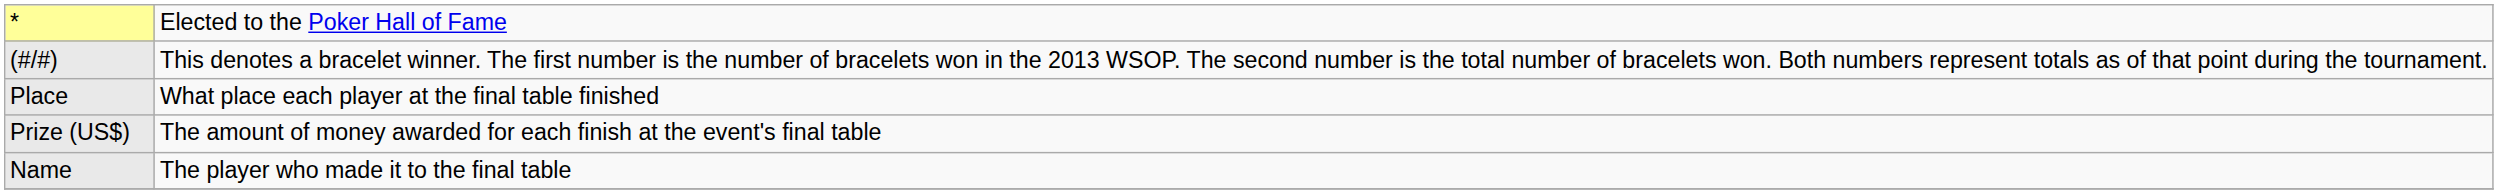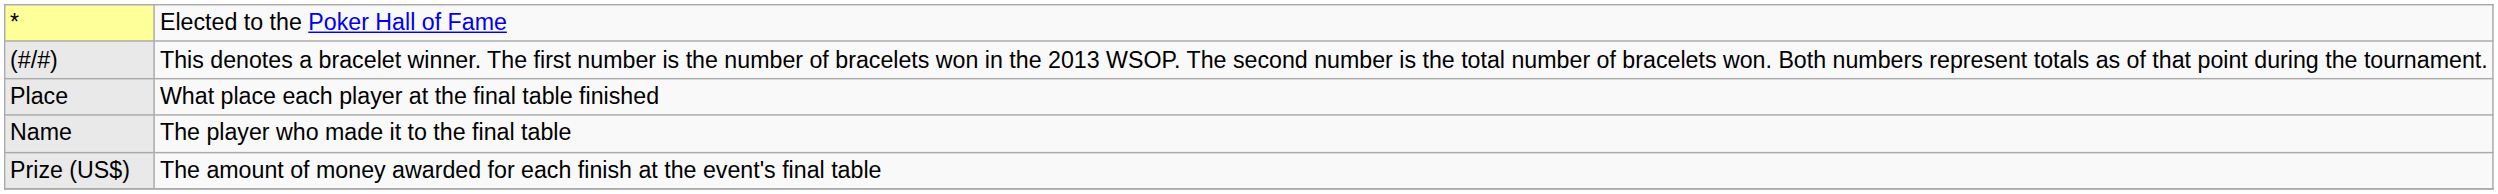rows swapped: (41, 170) <-> (70, 133)
